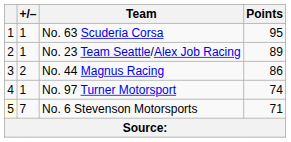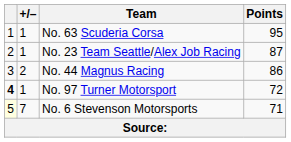(276, 52) 89 -> (276, 52) 87
(11, 90) normal -> (11, 90) bold
(276, 90) 74 -> (276, 90) 72
